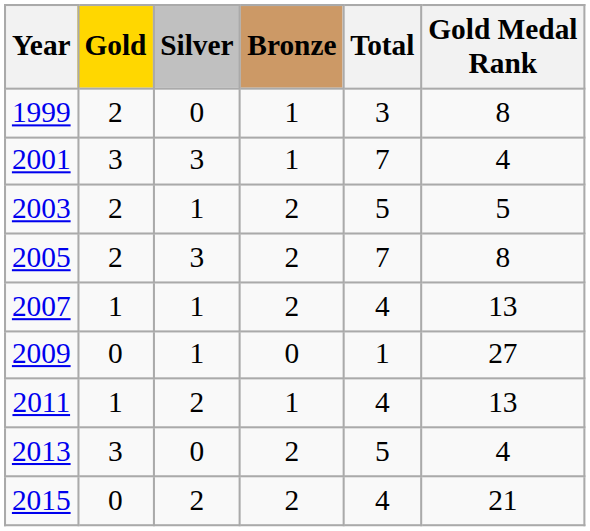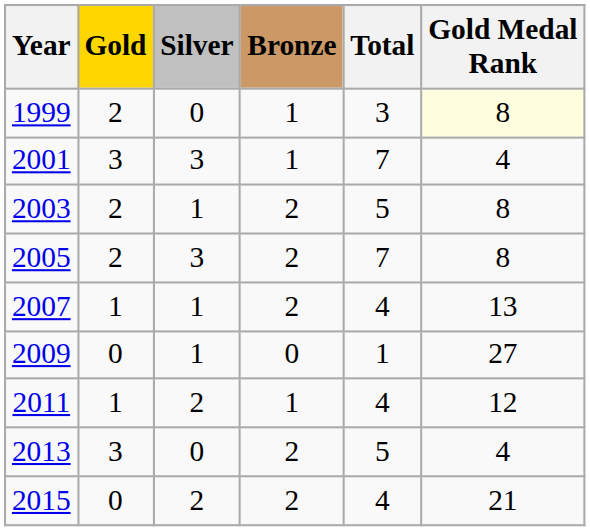(503, 112) no background -> (503, 112) lightyellow background
(503, 209) 5 -> (503, 209) 8
(503, 402) 13 -> (503, 402) 12
